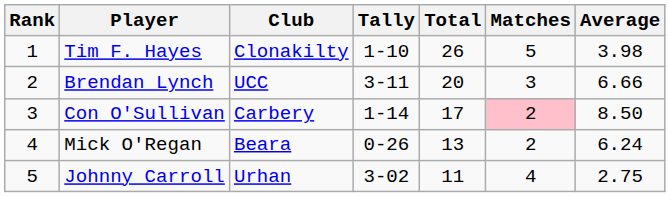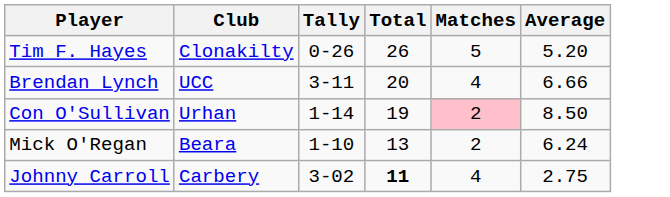- column: (32, 20)
(386, 51) 1-10 -> (331, 51) 0-26
(620, 51) 3.98 -> (565, 51) 5.20
(531, 83) 3 -> (476, 83) 4
(274, 114) Carbery -> (208, 114) Urhan
(453, 114) 17 -> (398, 114) 19
(386, 145) 0-26 -> (331, 145) 1-10
(263, 176) Urhan -> (219, 176) Carbery
(453, 176) normal -> (398, 176) bold
